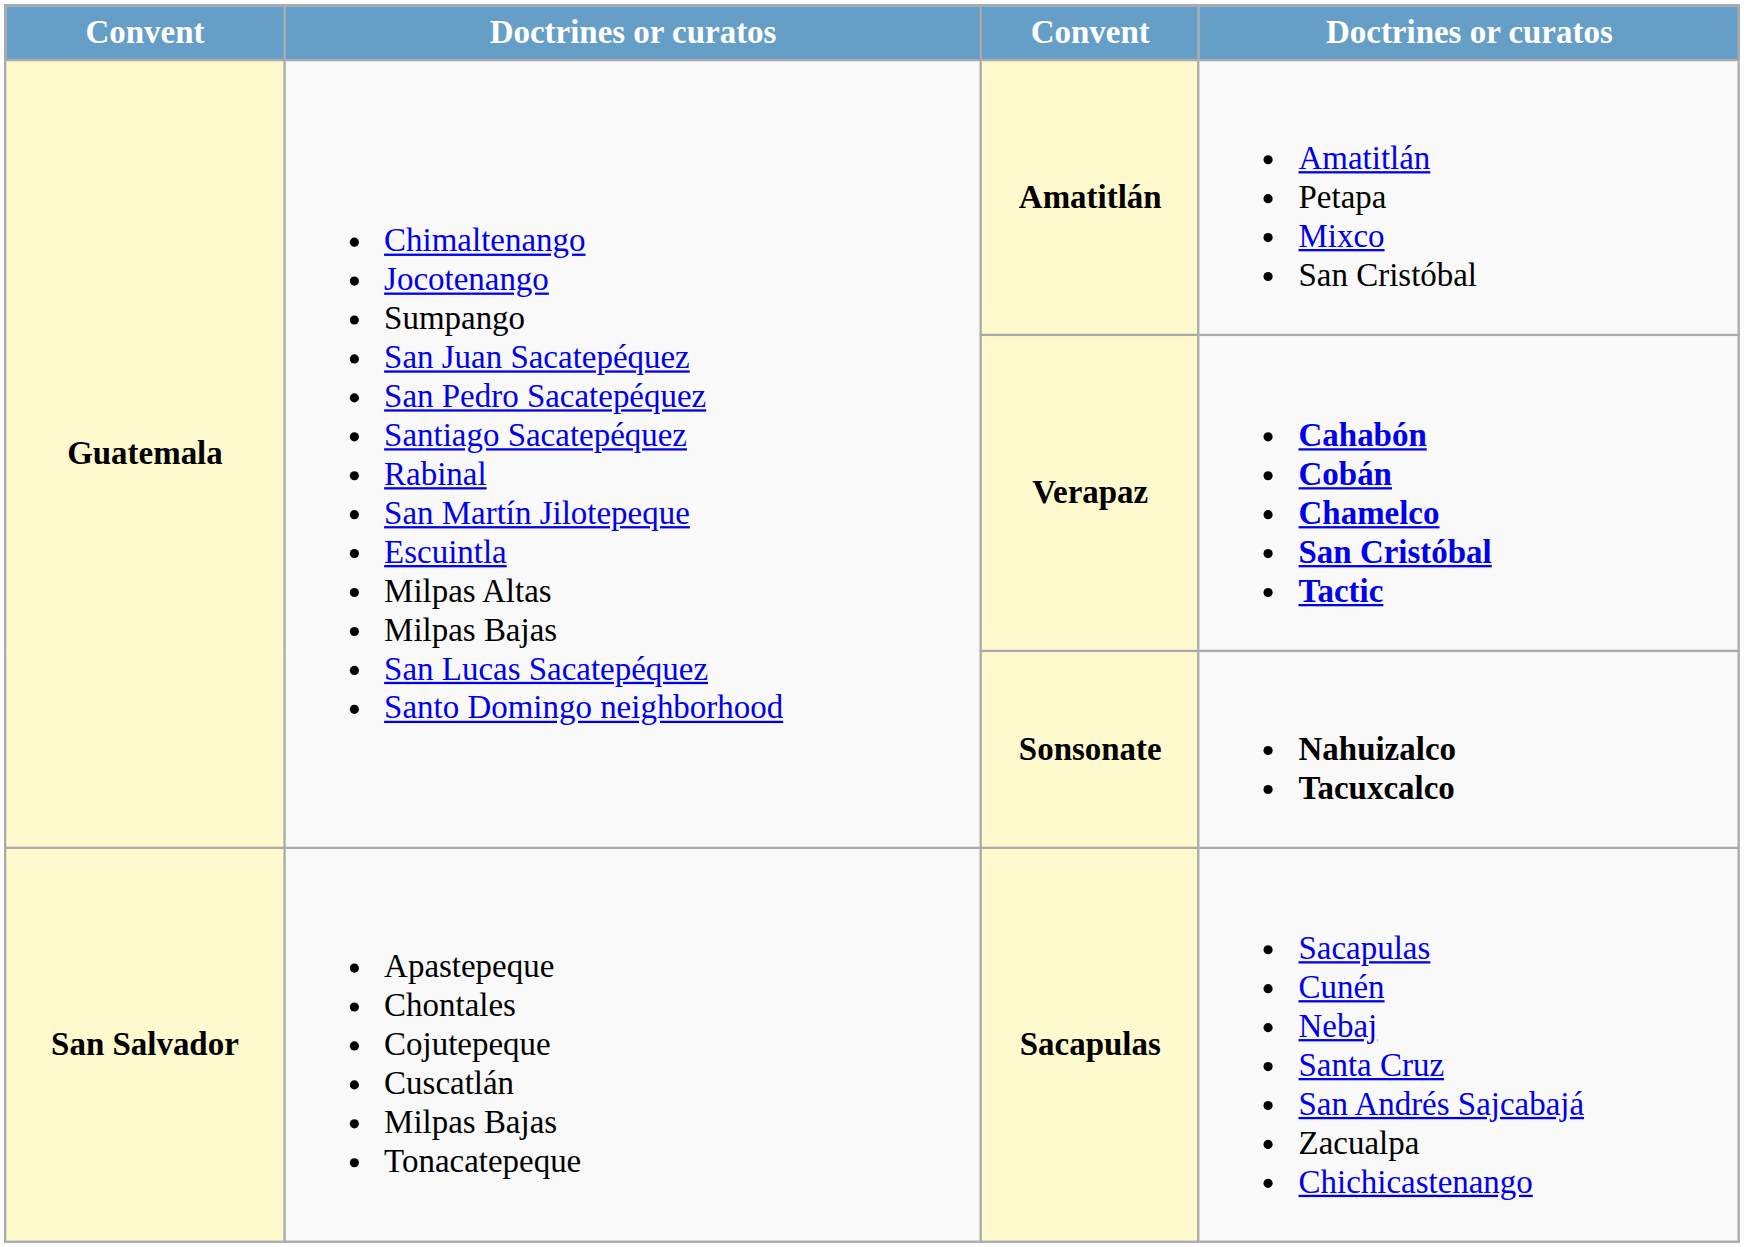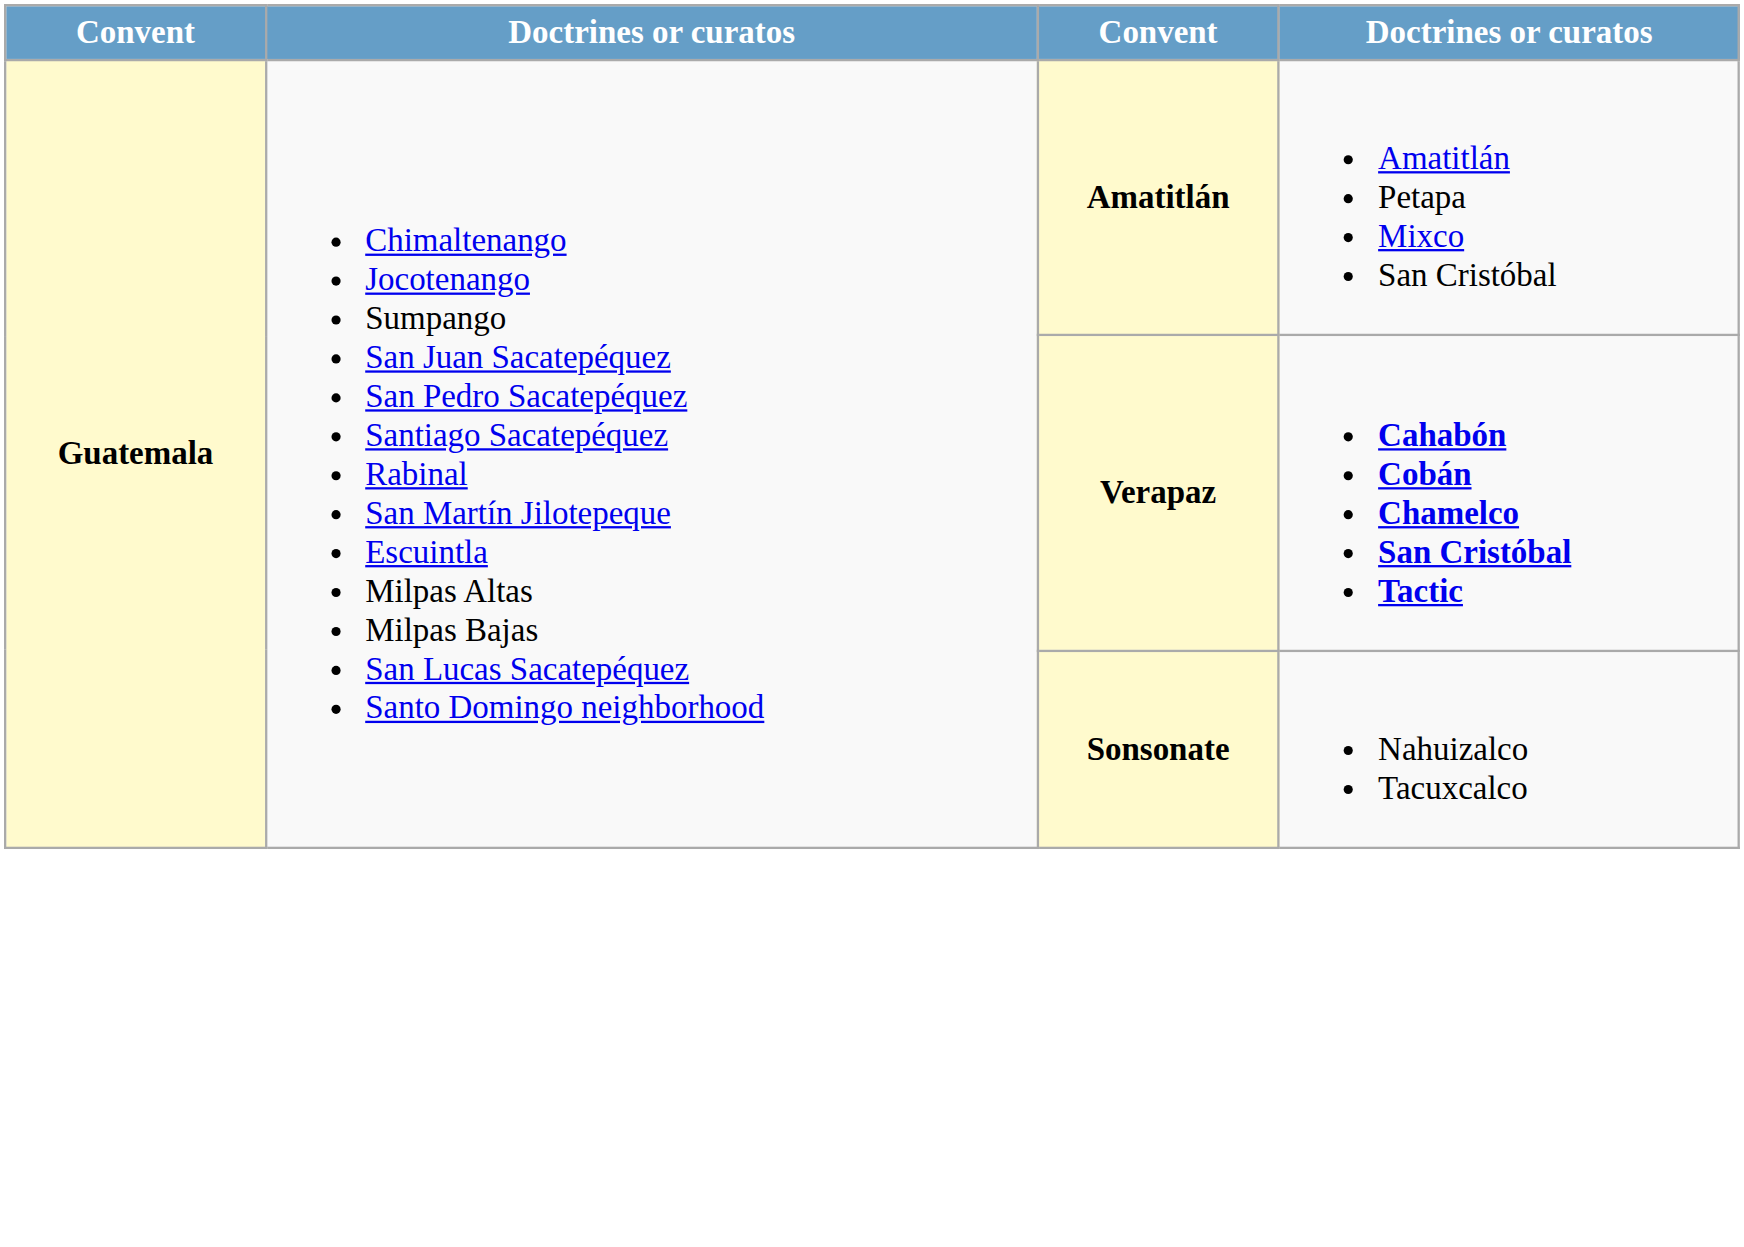(1469, 769) bold -> (1509, 769) normal
- row: (1090, 1044)
